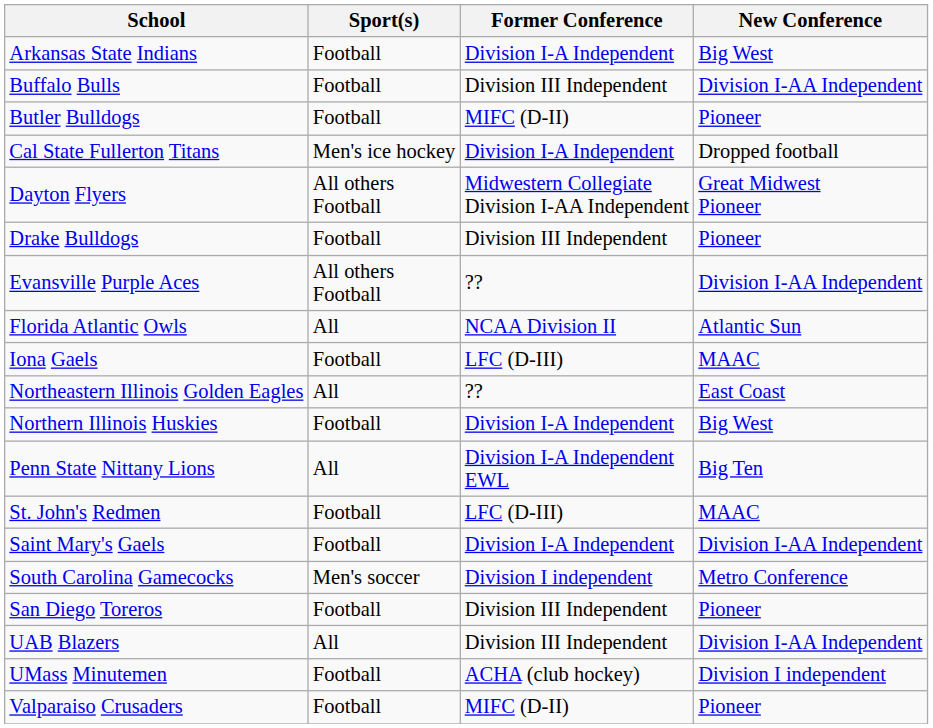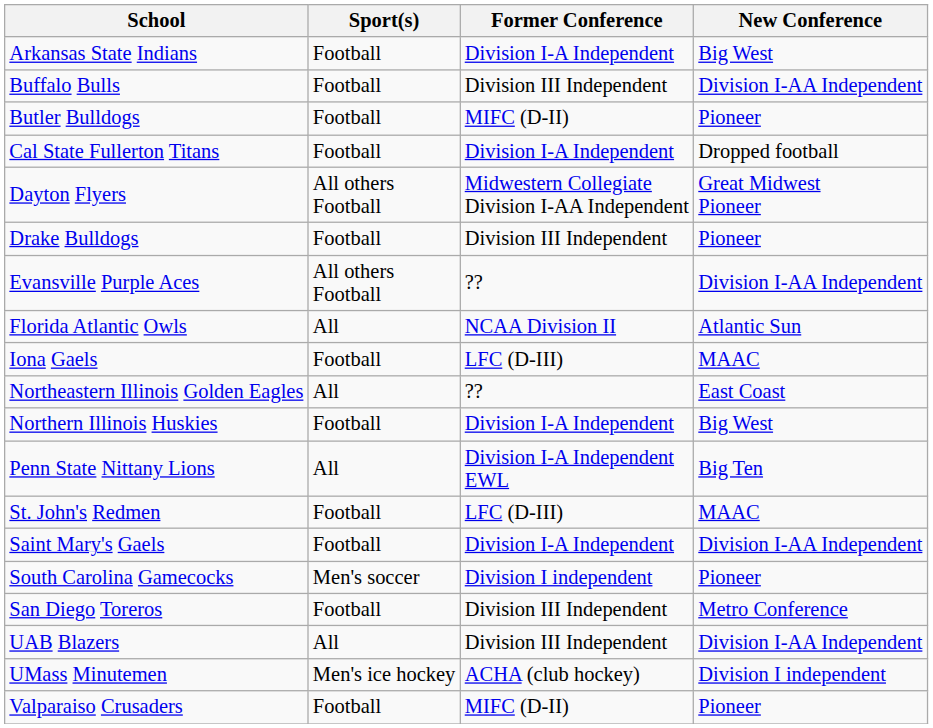(384, 150) Men's ice hockey -> (347, 150) Football
(773, 577) Metro Conference -> (730, 577) Pioneer
(730, 609) Pioneer -> (773, 609) Metro Conference
(347, 674) Football -> (384, 674) Men's ice hockey
